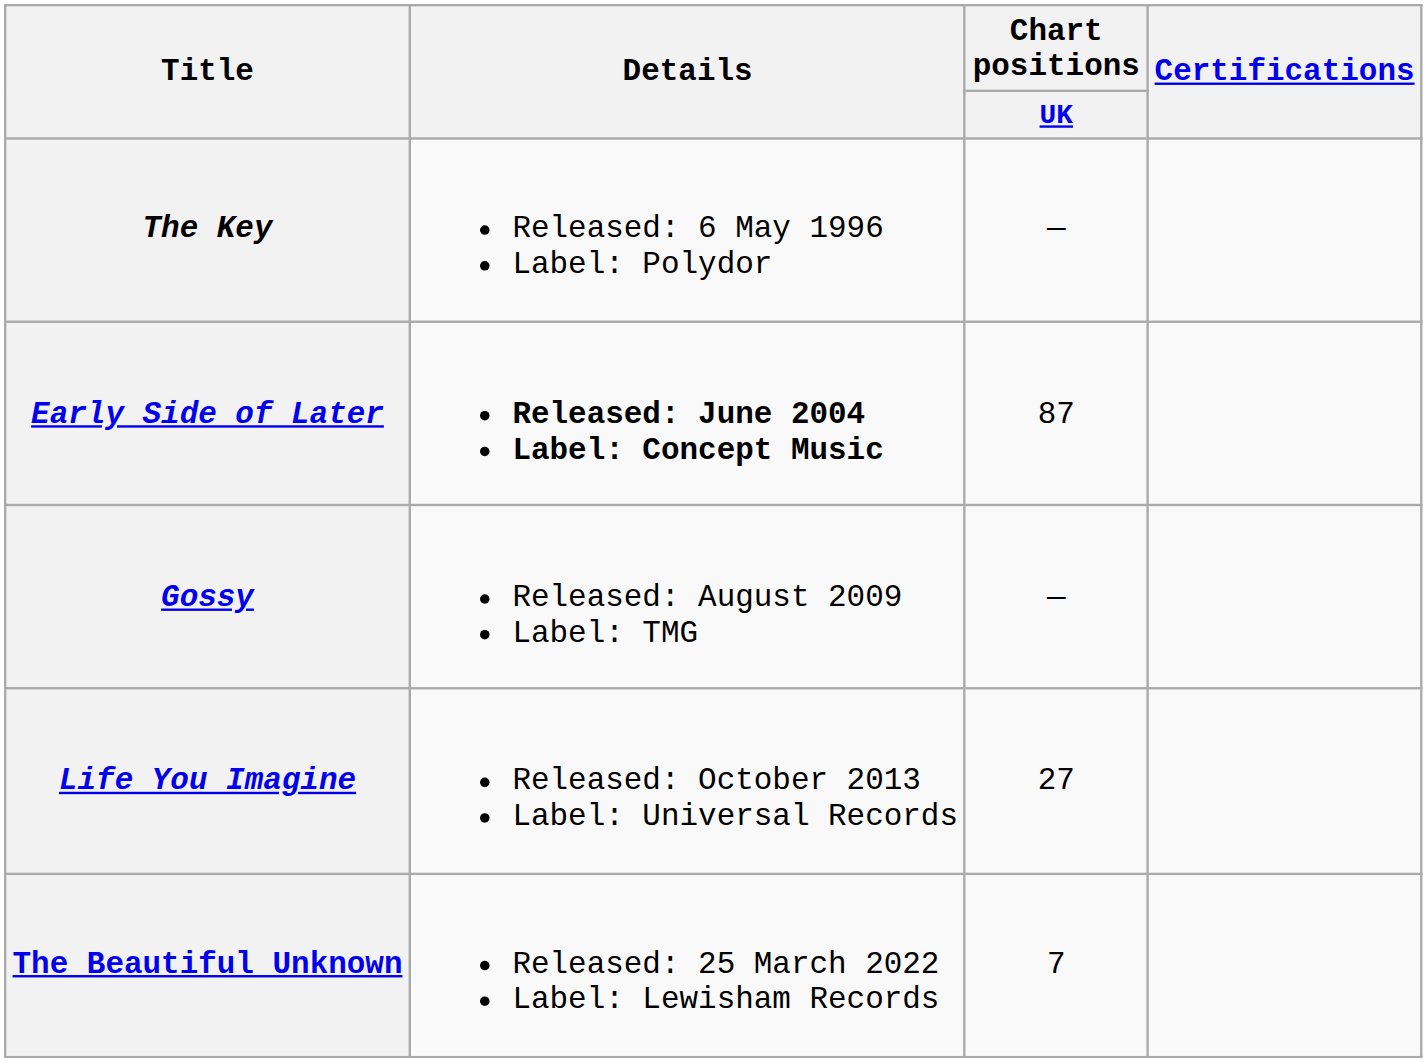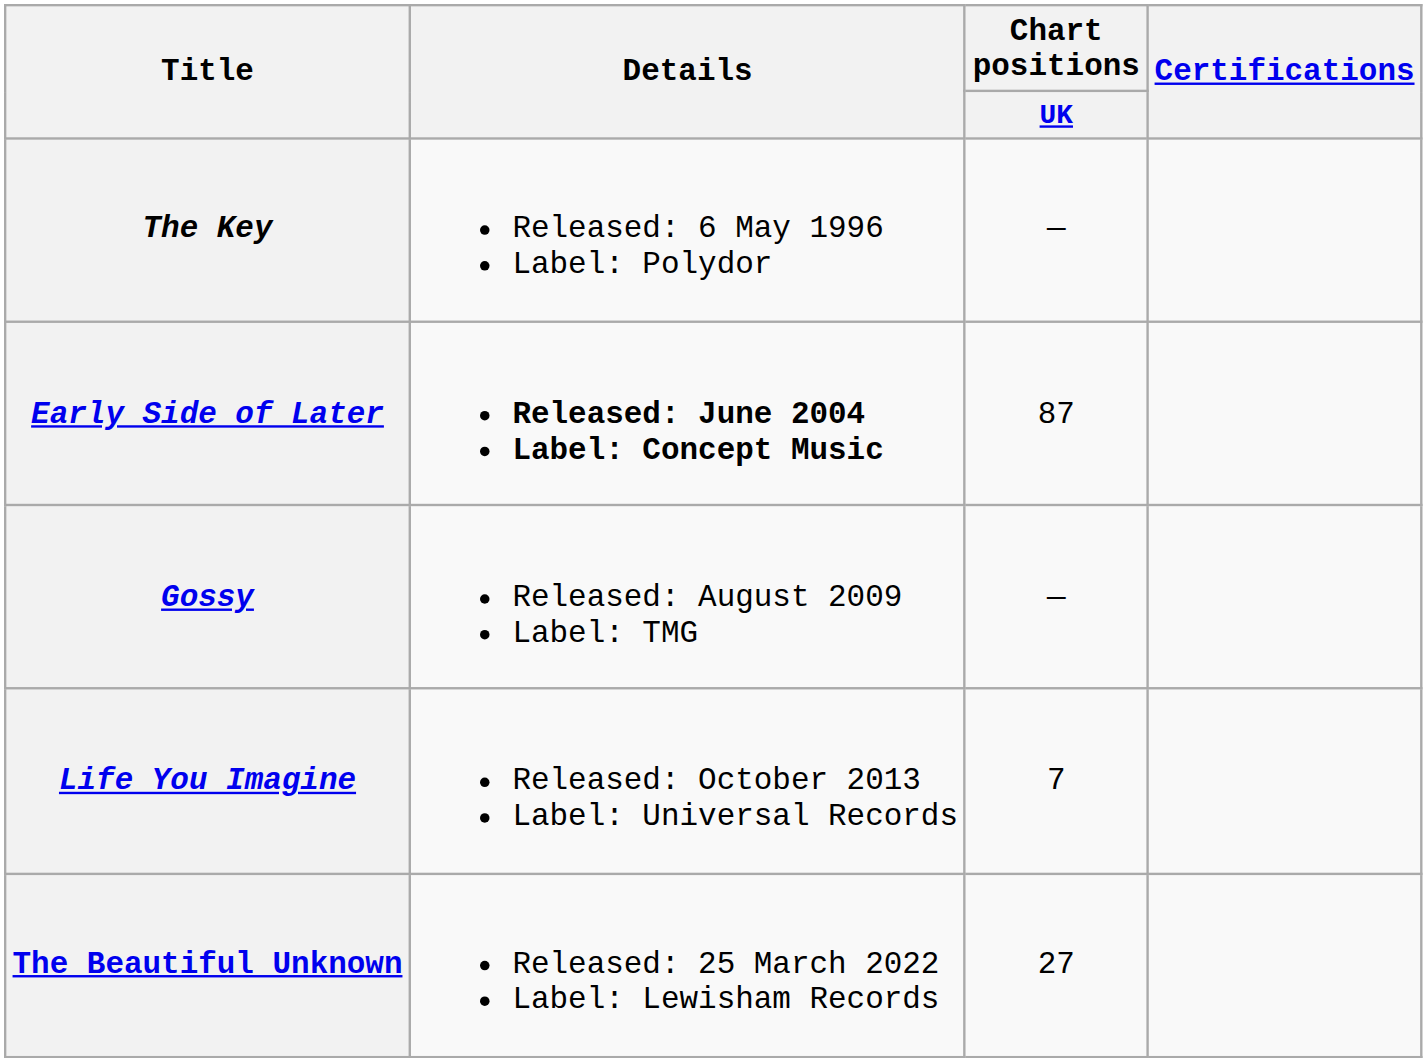(1056, 781) 27 -> (1056, 781) 7
(1056, 965) 7 -> (1056, 965) 27
